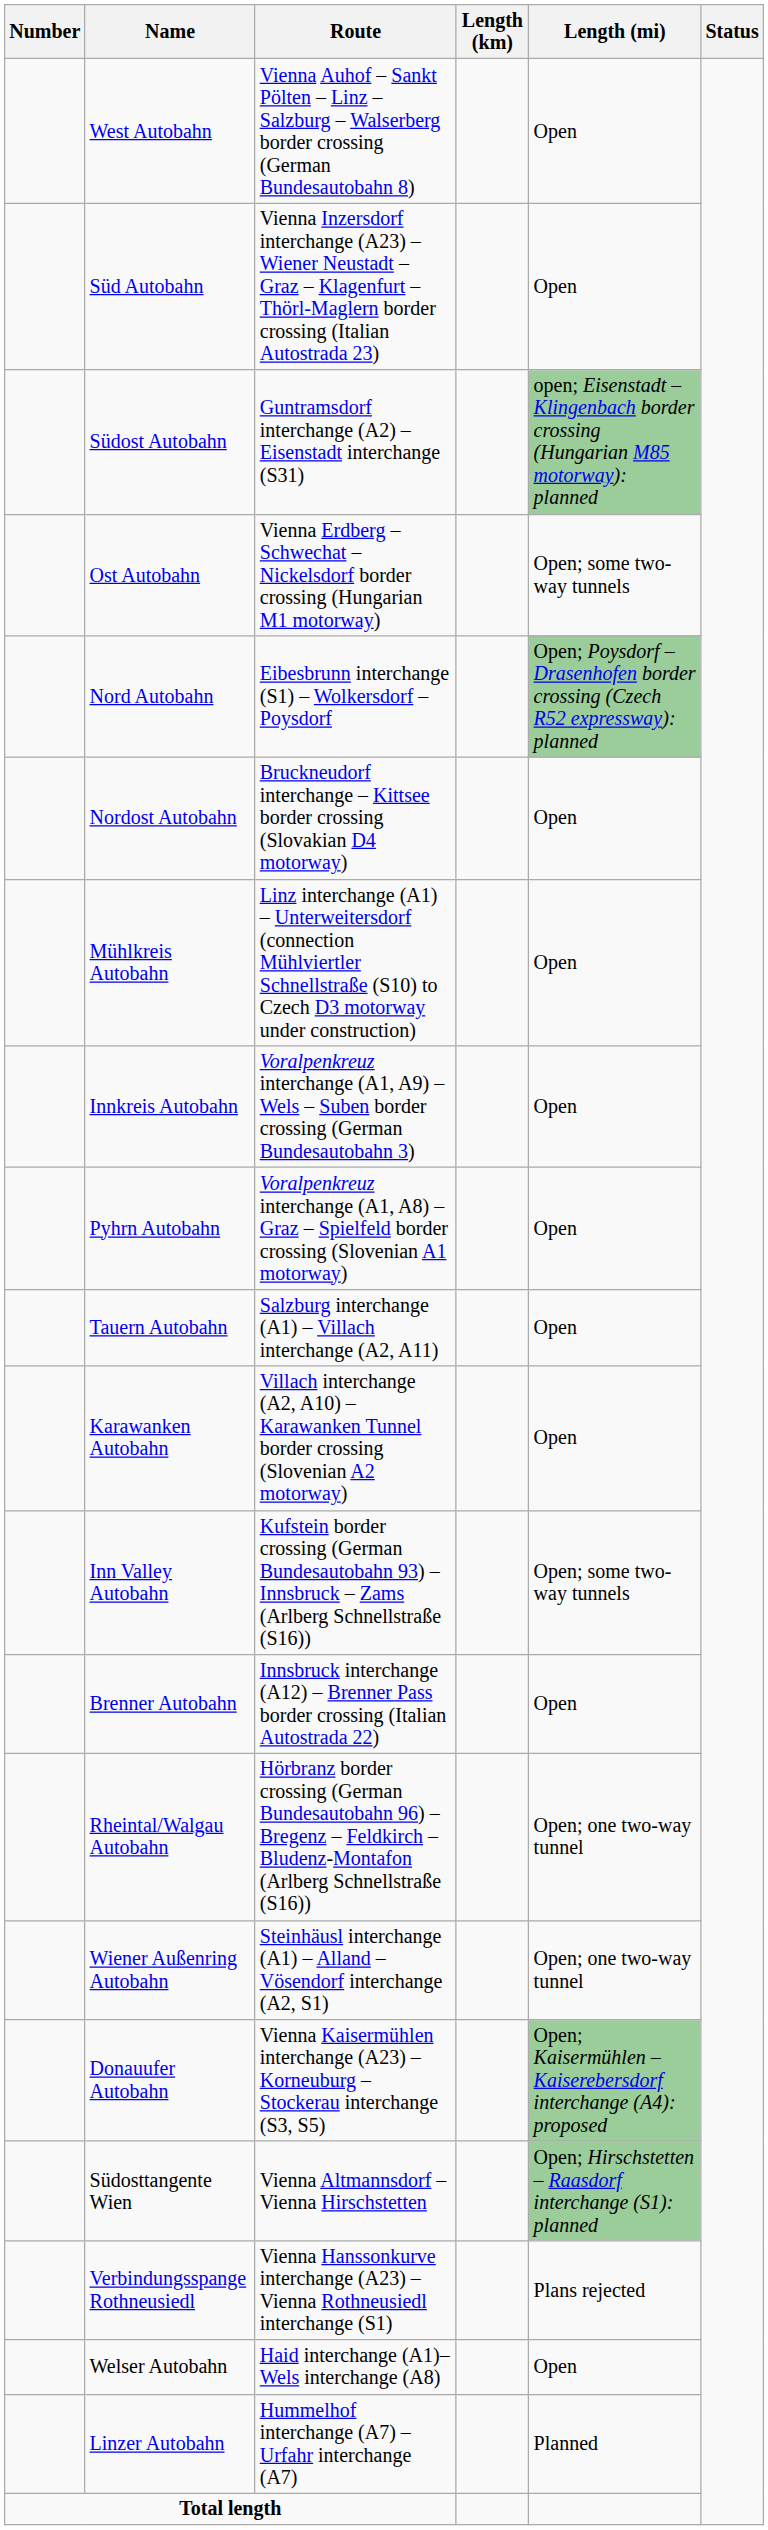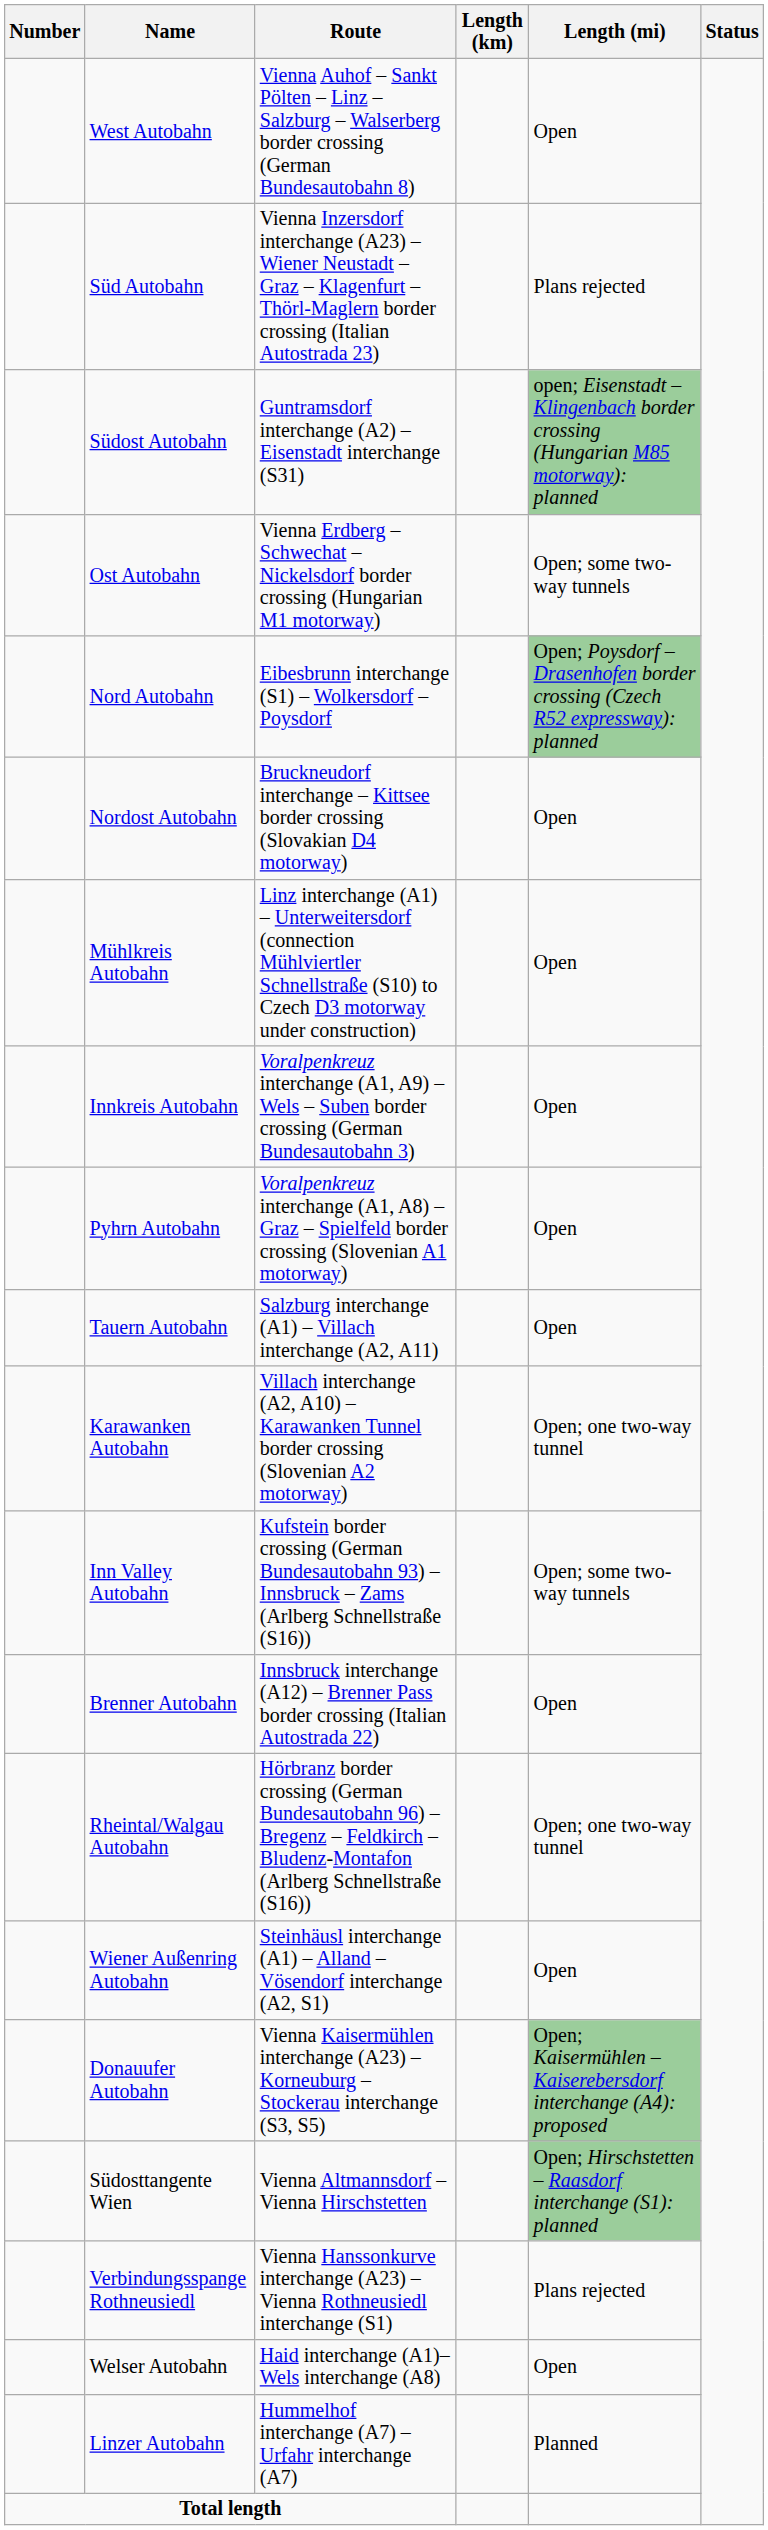(555, 286) Open -> (589, 286) Plans rejected
(555, 1438) Open -> (612, 1438) Open; one two-way tunnel
(612, 1969) Open; one two-way tunnel -> (555, 1969) Open
